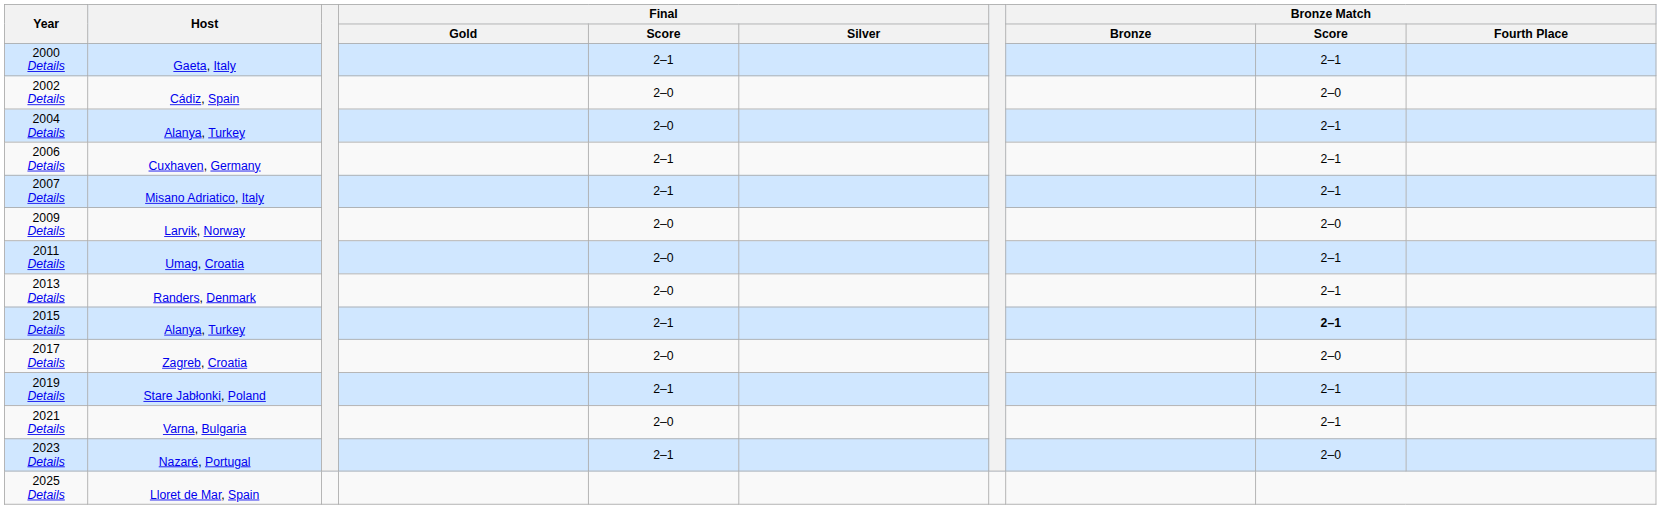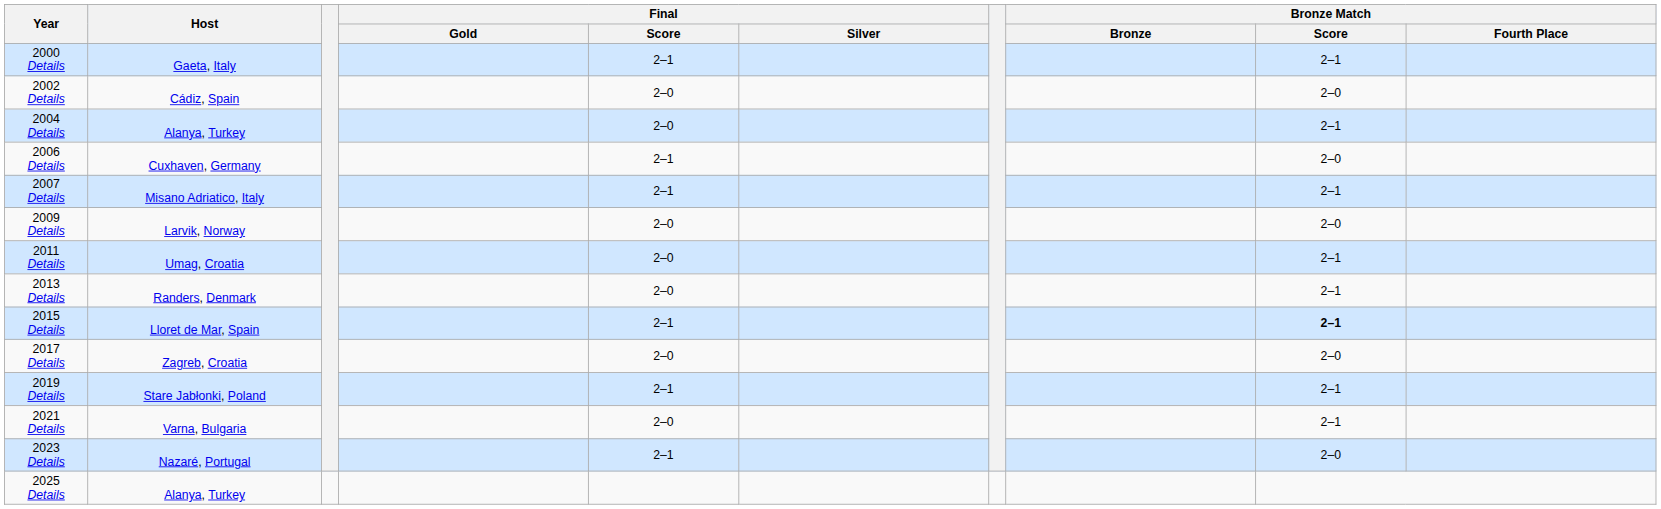(1331, 159) 2–1 -> (1331, 159) 2–0
(205, 330) Alanya, Turkey -> (205, 330) Lloret de Mar, Spain
(205, 495) Lloret de Mar, Spain -> (205, 495) Alanya, Turkey
